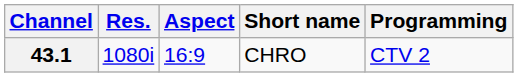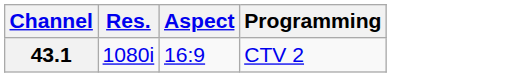- column: (302, 21)
